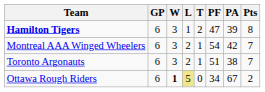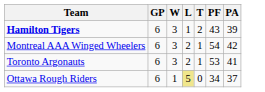- column: (250, 12)
(214, 29) 47 -> (214, 29) 43
(214, 62) 51 -> (214, 62) 53
(232, 62) 38 -> (232, 62) 41
(175, 78) bold -> (175, 78) normal
(232, 78) 67 -> (232, 78) 37
